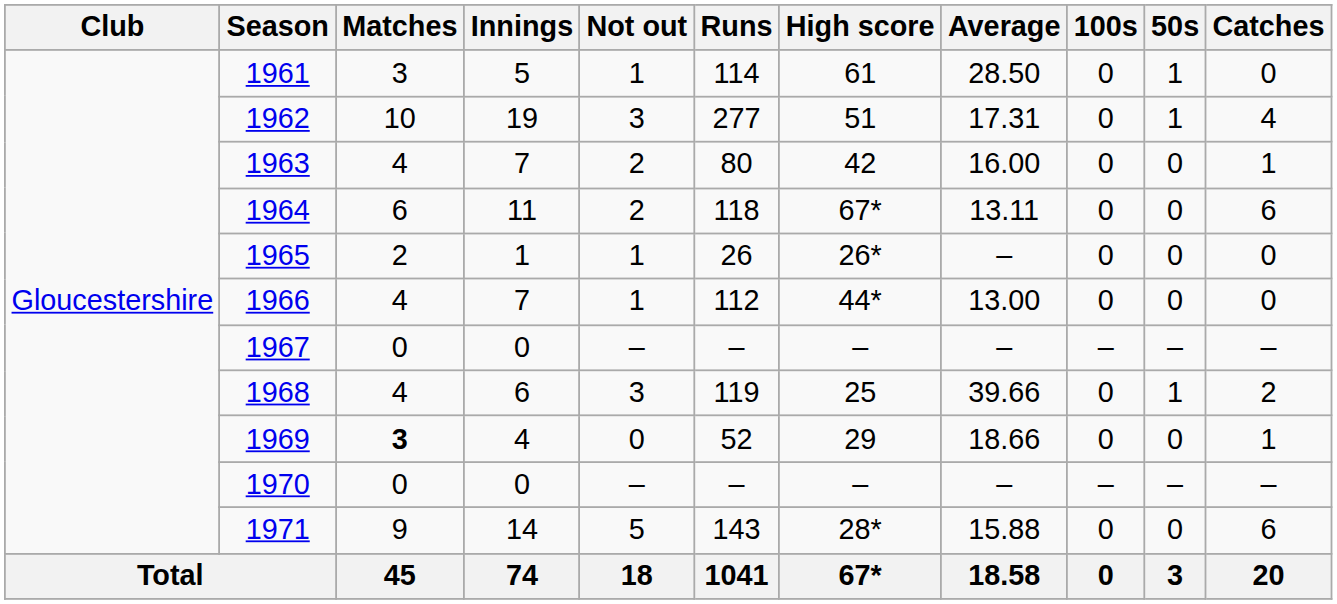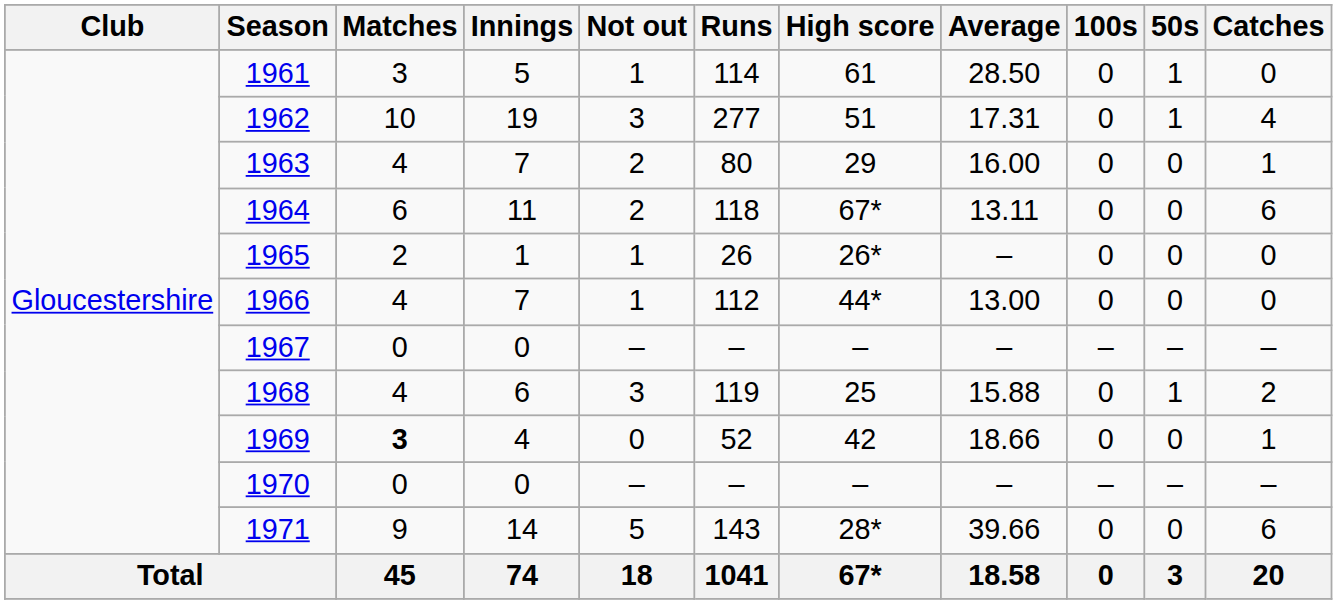(860, 164) 42 -> (860, 164) 29
(1004, 392) 39.66 -> (1004, 392) 15.88
(860, 438) 29 -> (860, 438) 42
(1004, 529) 15.88 -> (1004, 529) 39.66
